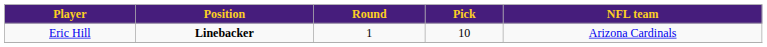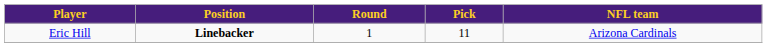(464, 33) 10 -> (464, 33) 11
